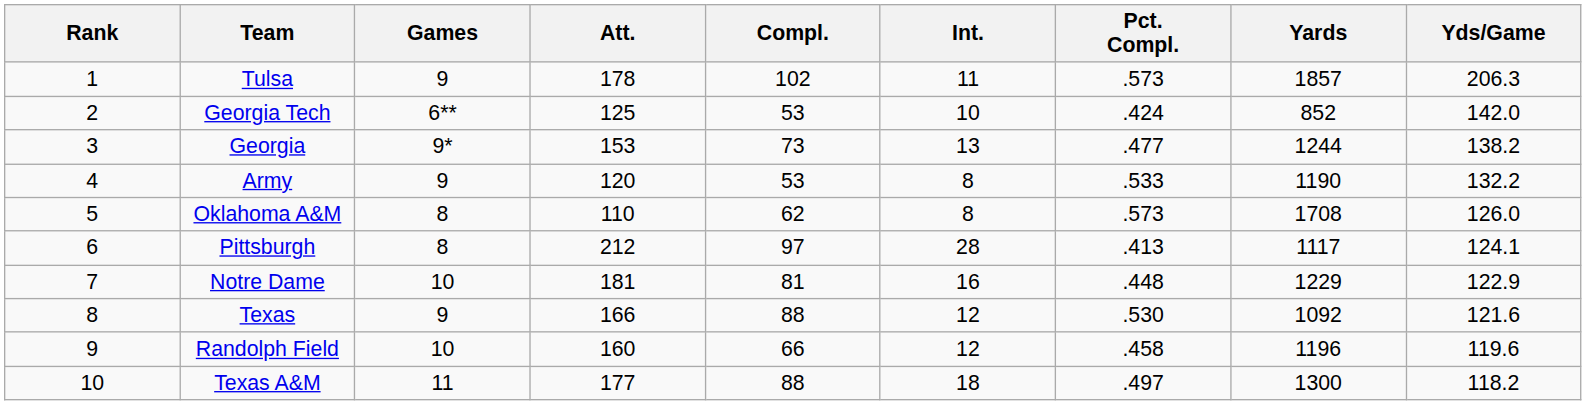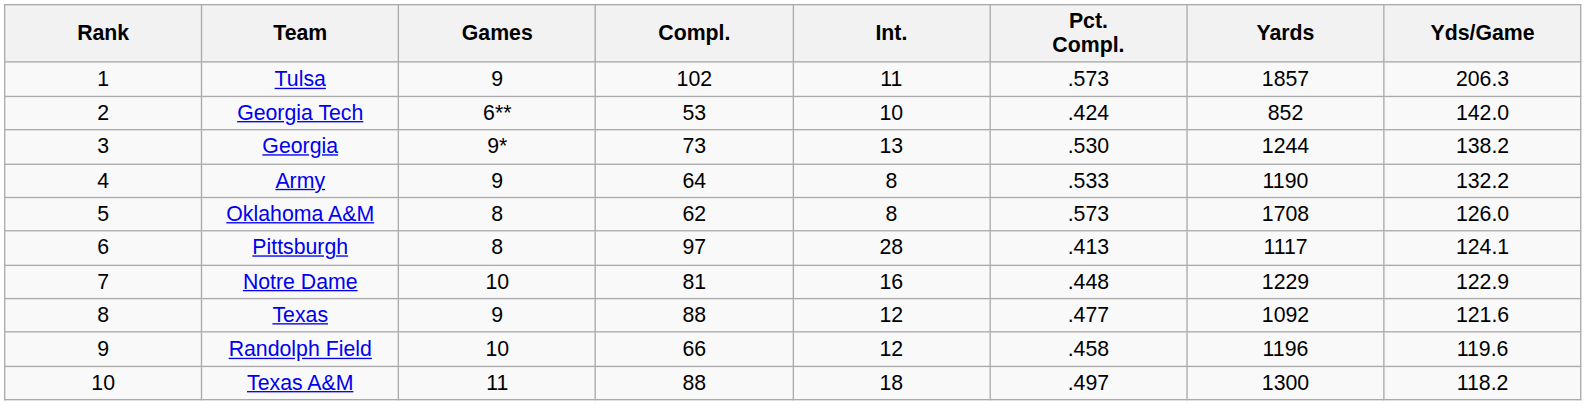- column: (618, 33)
(1143, 146) .477 -> (1088, 146) .530
(793, 180) 53 -> (694, 180) 64
(1143, 315) .530 -> (1088, 315) .477
